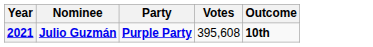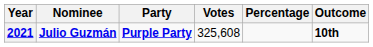+ column: (277, 13)
(219, 32) 395,608 -> (219, 32) 325,608
